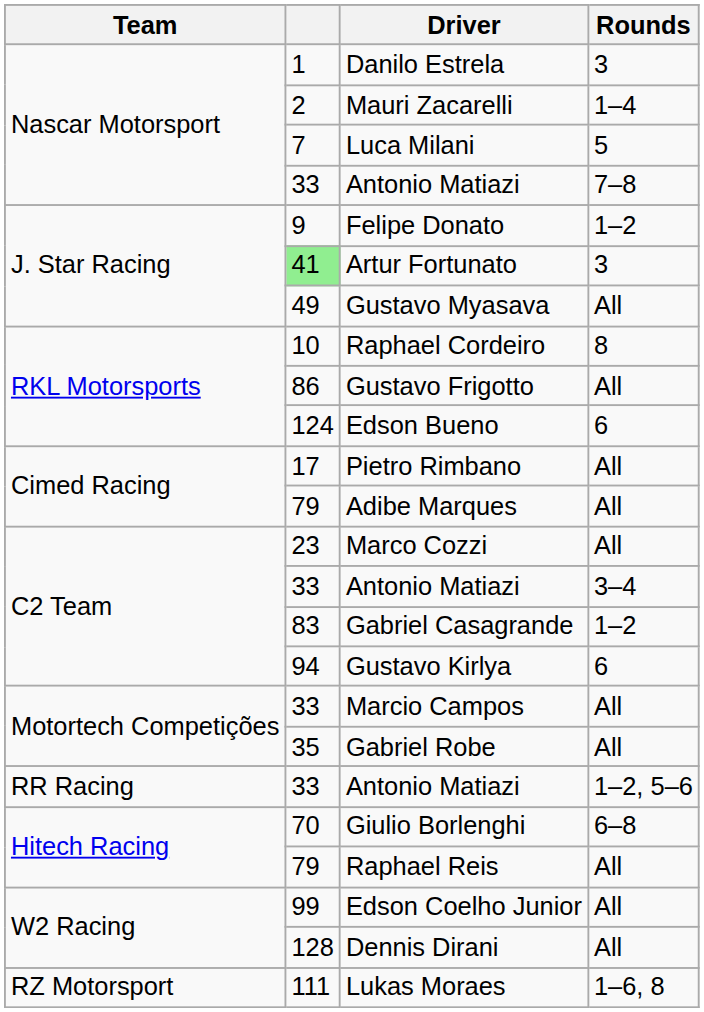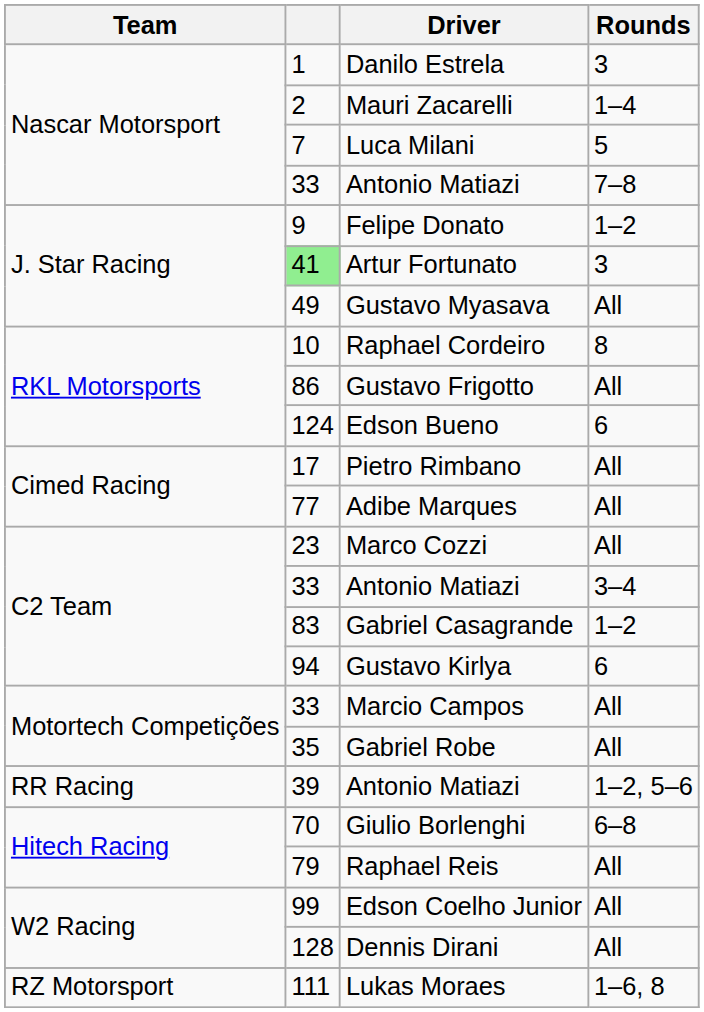(306, 506) 79 -> (306, 506) 77
(306, 786) 33 -> (306, 786) 39
